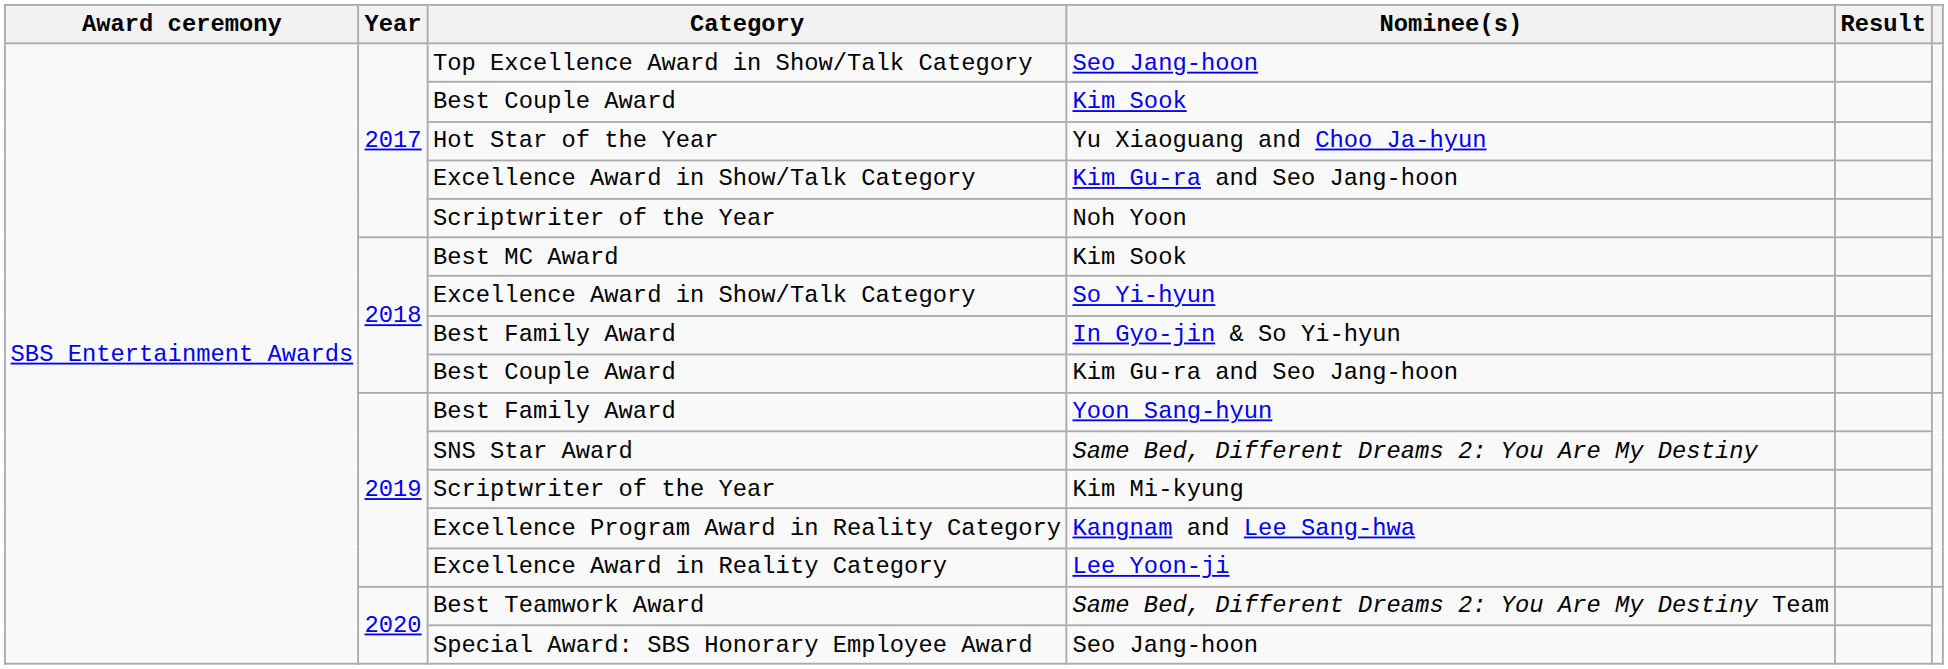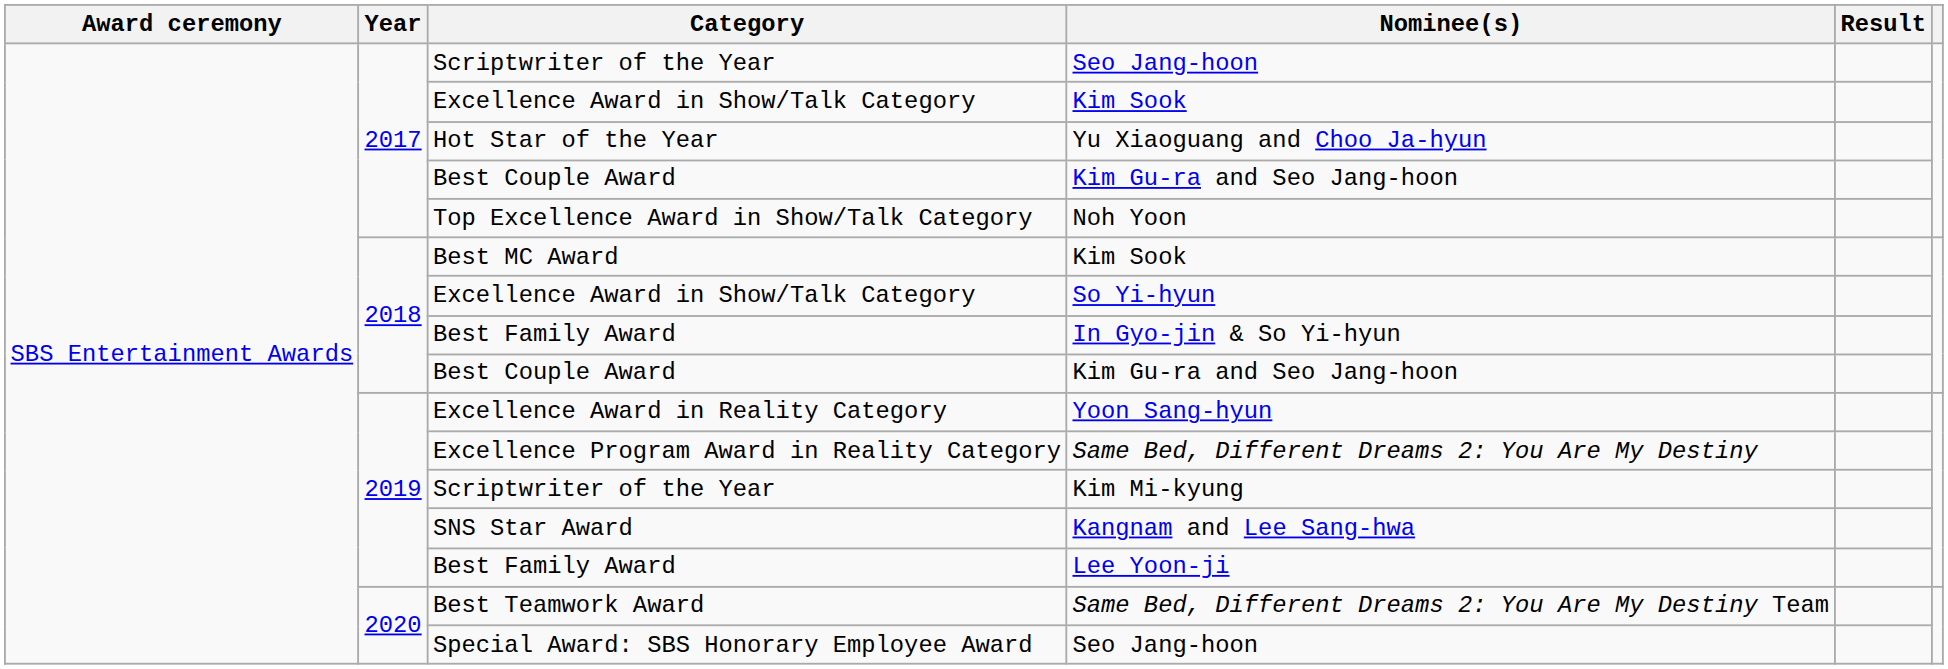(733, 63) Top Excellence Award in Show/Talk Category -> (604, 63) Scriptwriter of the Year
(554, 102) Best Couple Award -> (704, 102) Excellence Award in Show/Talk Category
(704, 179) Excellence Award in Show/Talk Category -> (554, 179) Best Couple Award
(604, 218) Scriptwriter of the Year -> (733, 218) Top Excellence Award in Show/Talk Category
(554, 412) Best Family Award -> (690, 412) Excellence Award in Reality Category
(533, 451) SNS Star Award -> (747, 451) Excellence Program Award in Reality Category
(747, 528) Excellence Program Award in Reality Category -> (533, 528) SNS Star Award
(690, 567) Excellence Award in Reality Category -> (554, 567) Best Family Award
